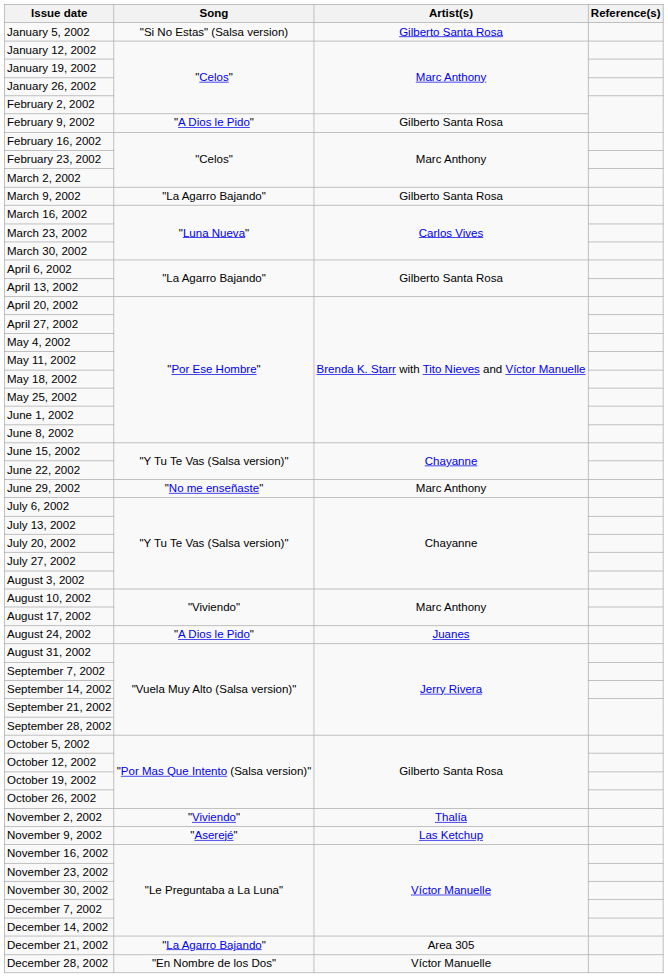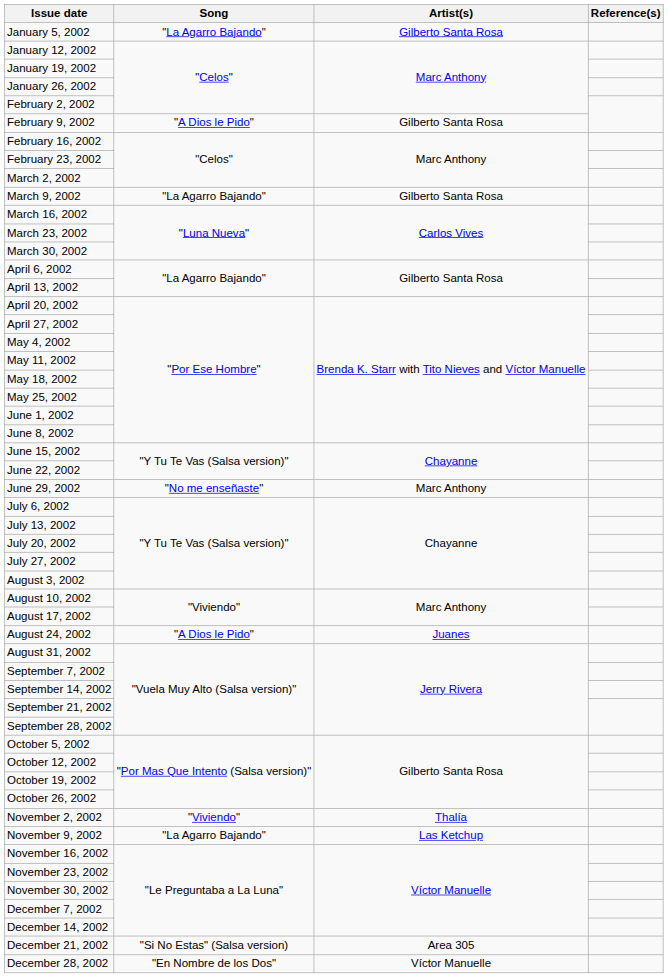(214, 31) "Si No Estas" (Salsa version) -> (214, 31) "La Agarro Bajando"
(214, 835) "Aserejé" -> (214, 835) "La Agarro Bajando"
(214, 945) "La Agarro Bajando" -> (214, 945) "Si No Estas" (Salsa version)
